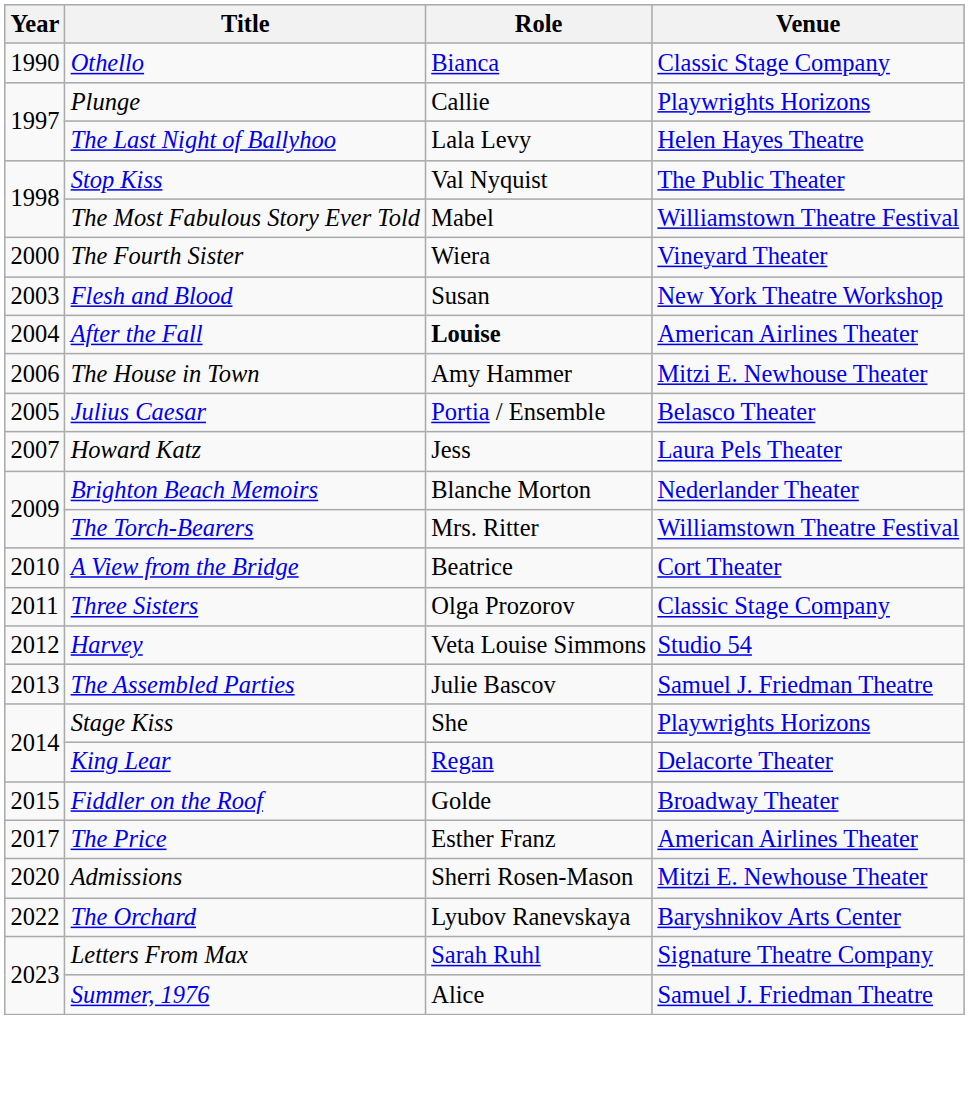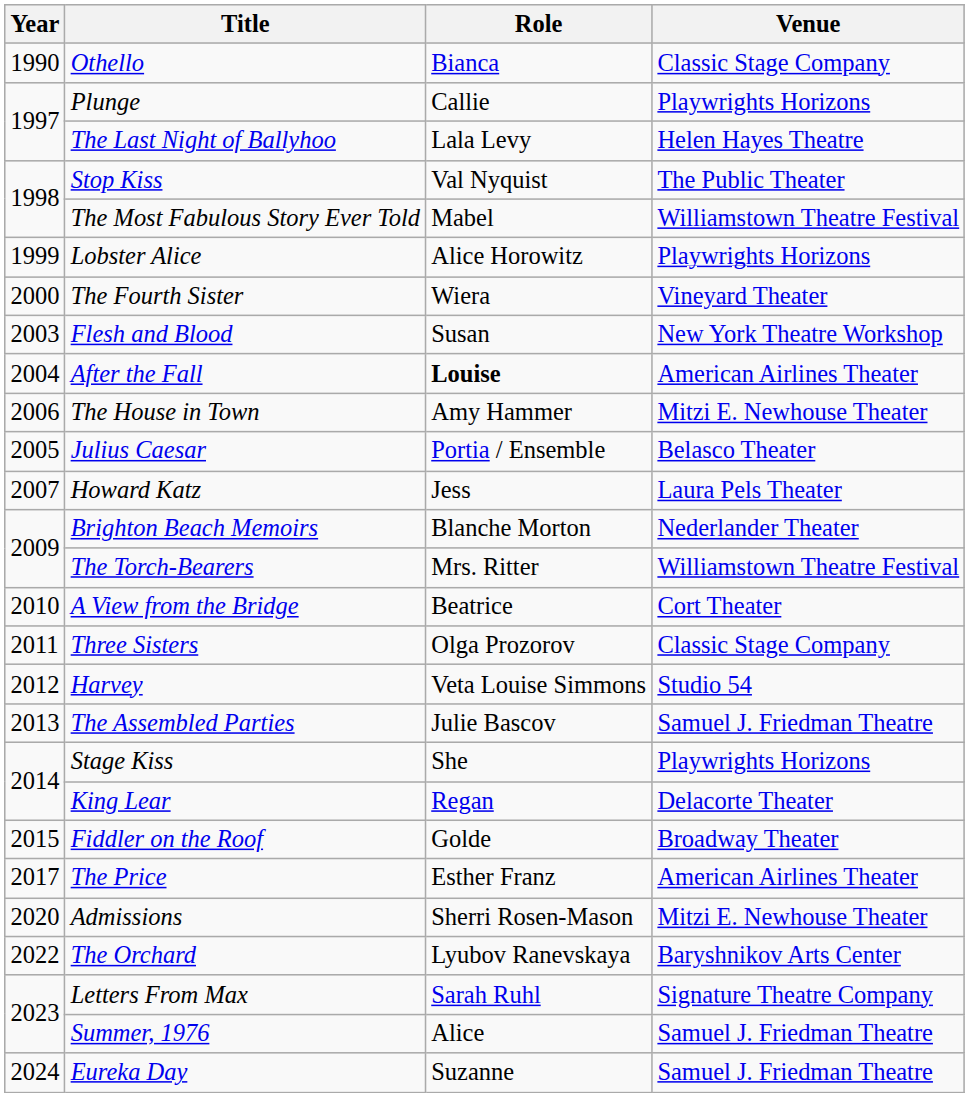+ row: (136, 256)
+ row: (129, 1072)
